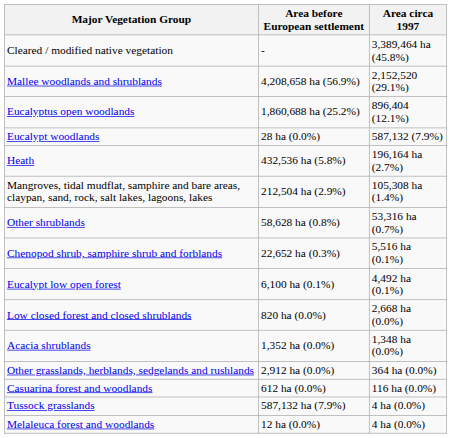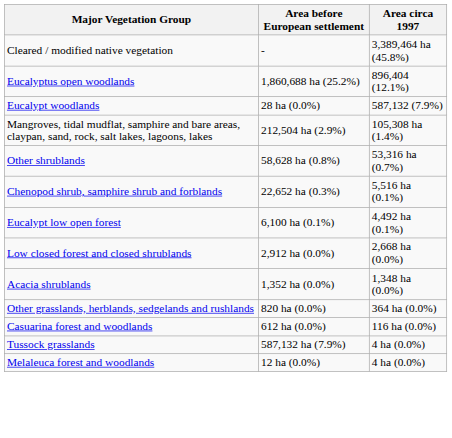- row: (84, 81)
- row: (21, 161)
(293, 315) 820 ha (0.0%) -> (298, 253) 2,912 ha (0.0%)
(298, 370) 2,912 ha (0.0%) -> (293, 308) 820 ha (0.0%)
